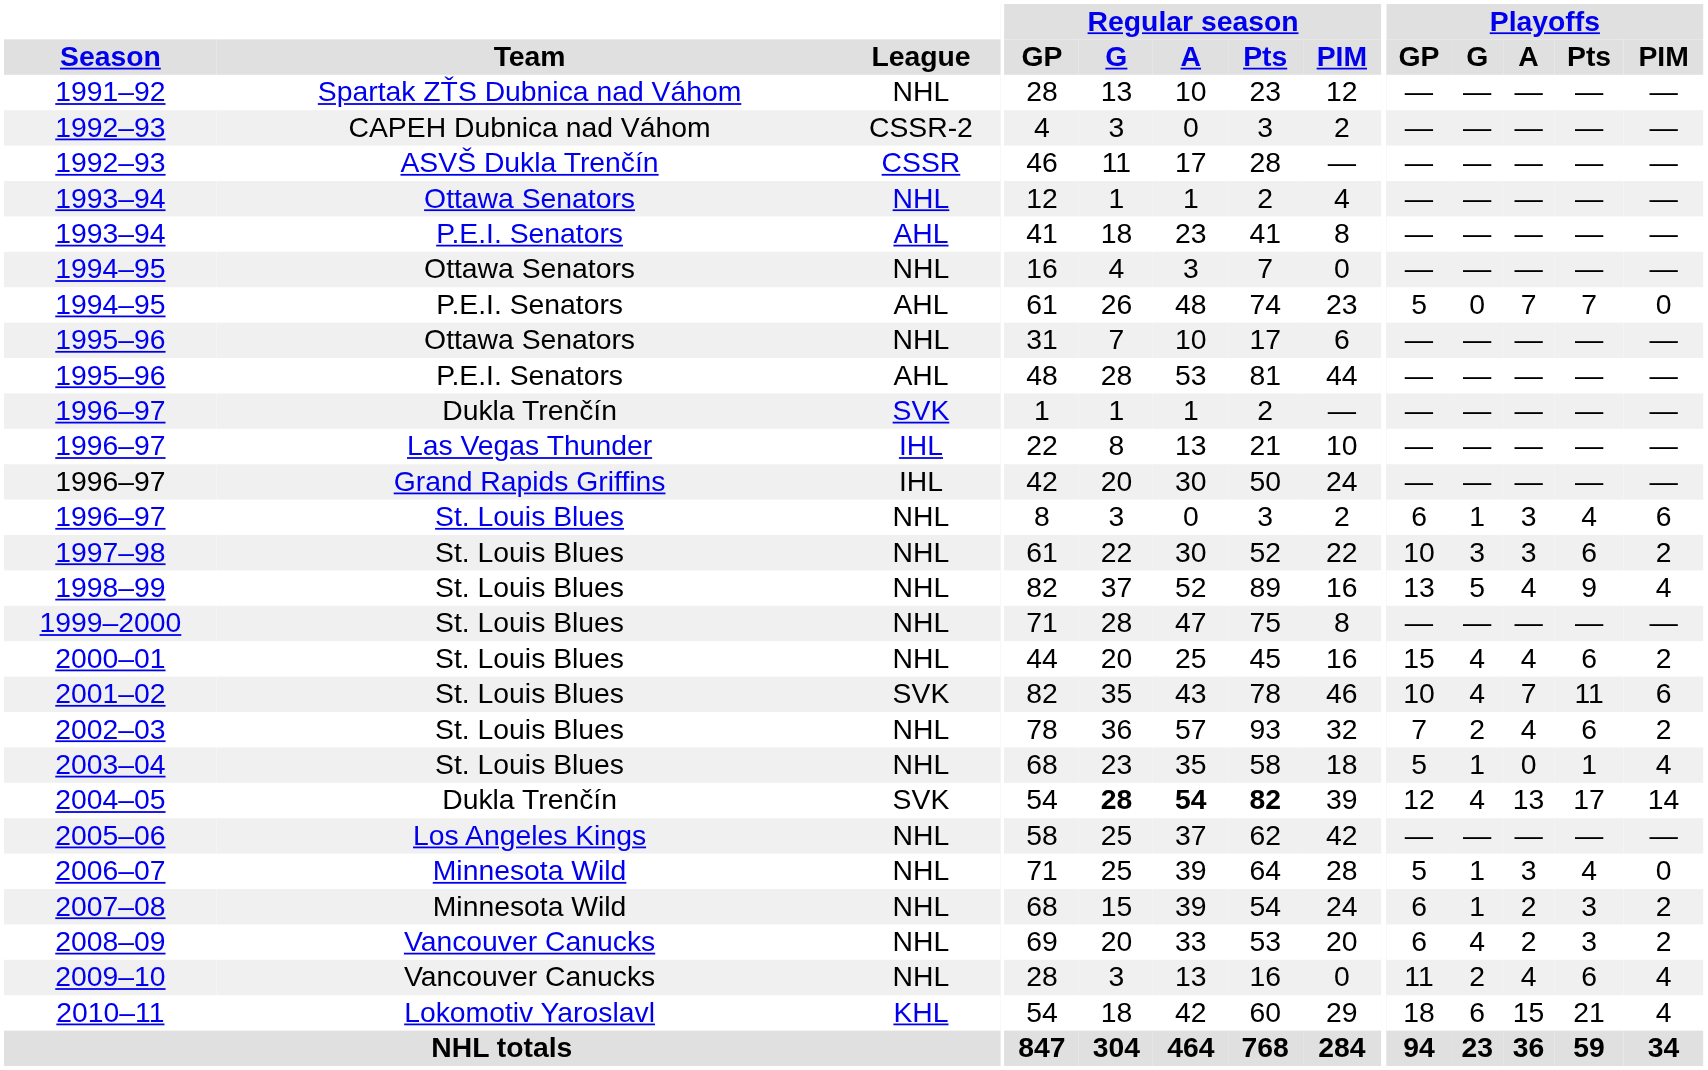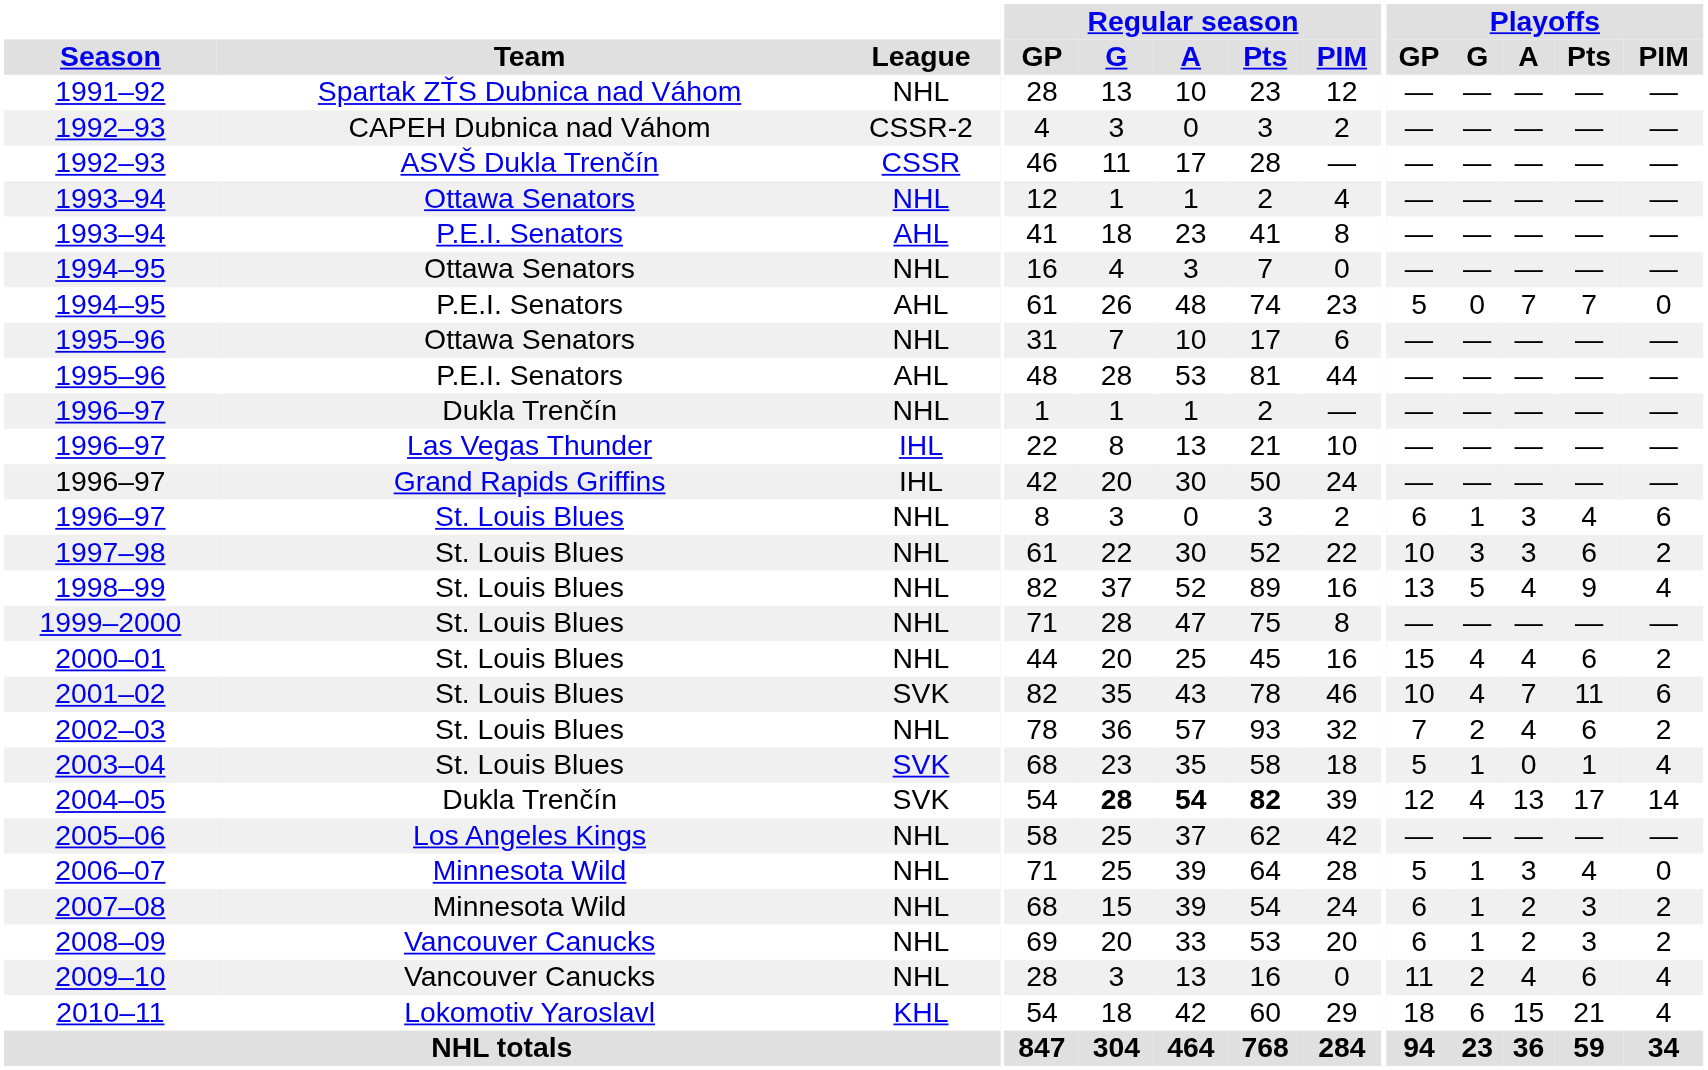(921, 410) SVK -> (921, 410) NHL
(921, 764) NHL -> (921, 764) SVK
(1477, 941) 4 -> (1477, 941) 1
